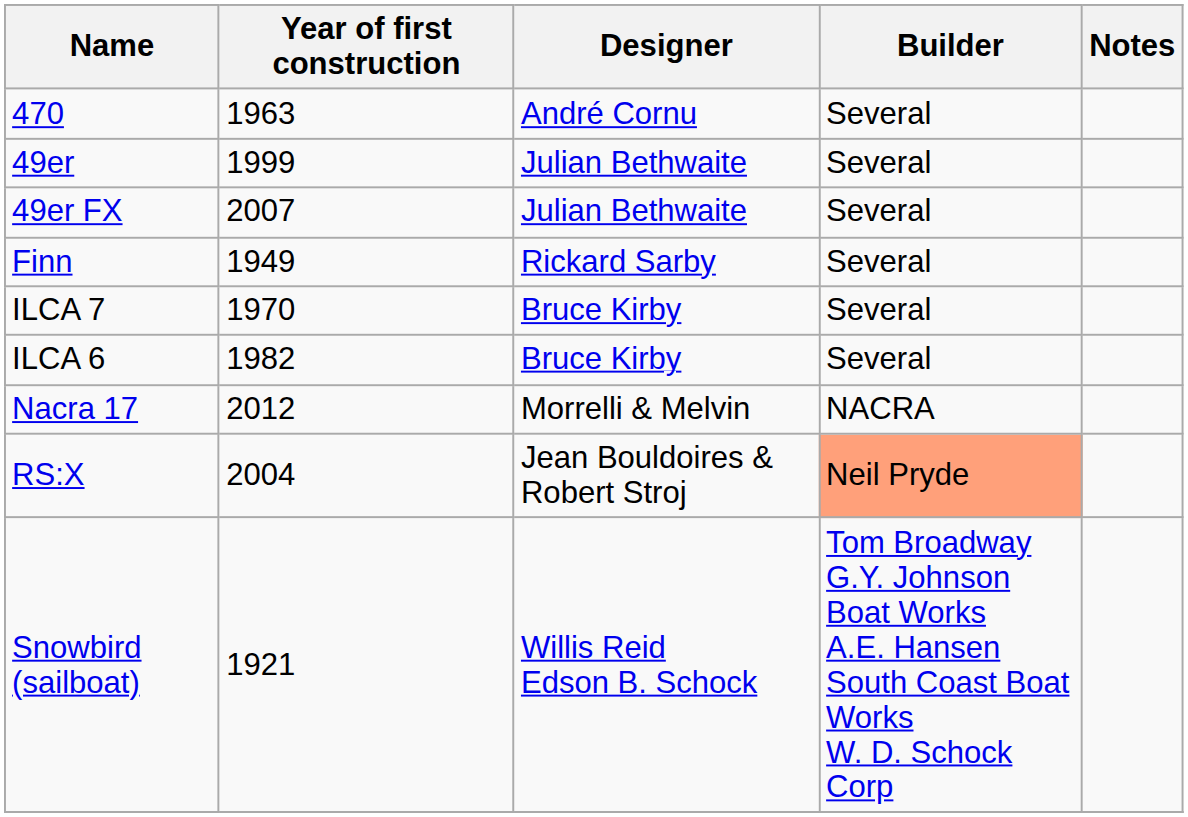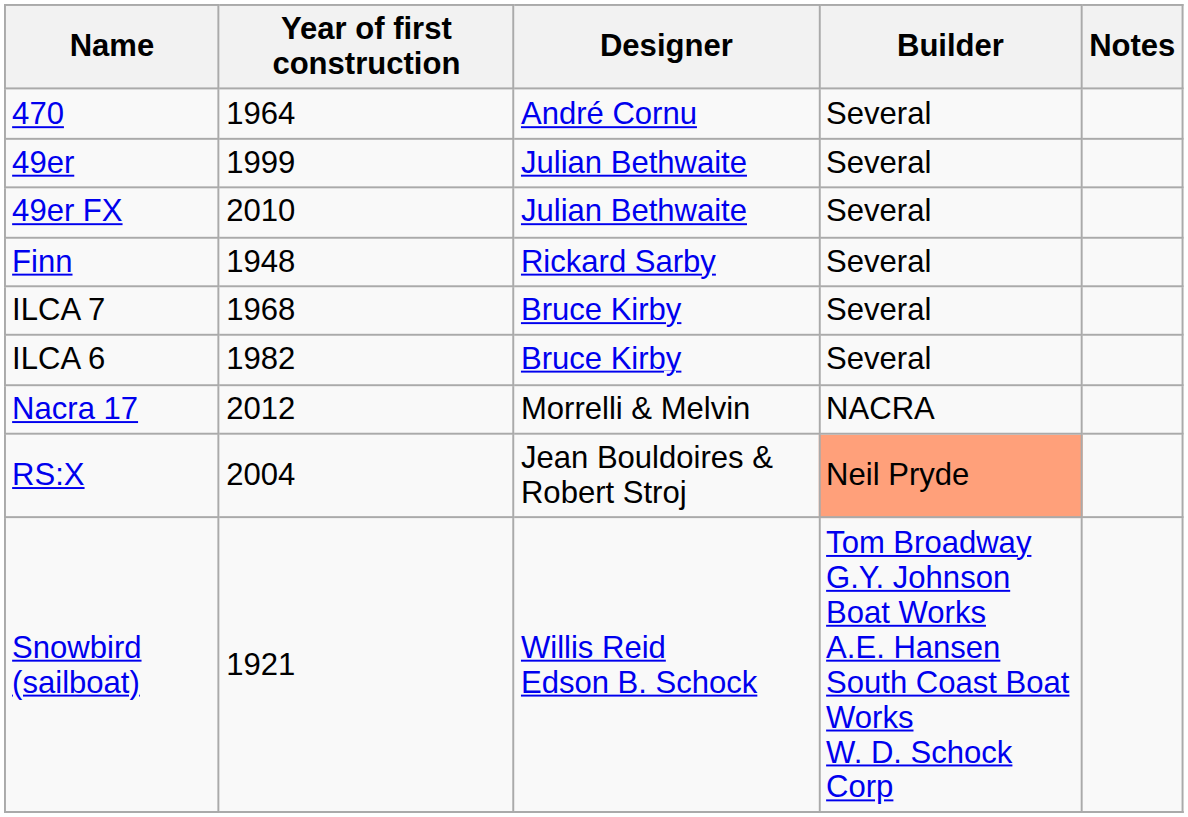(261, 113) 1963 -> (261, 113) 1964
(261, 211) 2007 -> (261, 211) 2010
(261, 260) 1949 -> (261, 260) 1948
(261, 310) 1970 -> (261, 310) 1968
